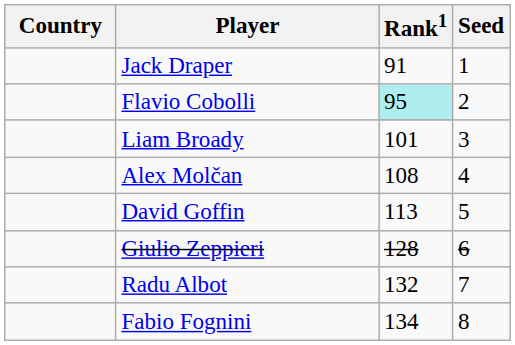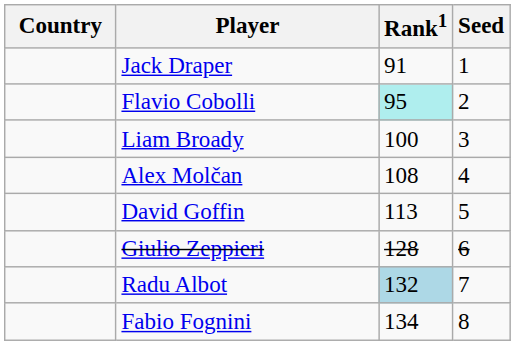(401, 138) 101 -> (401, 138) 100
(401, 284) no background -> (401, 284) lightblue background
